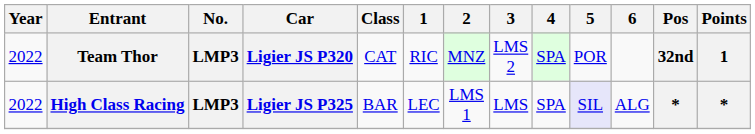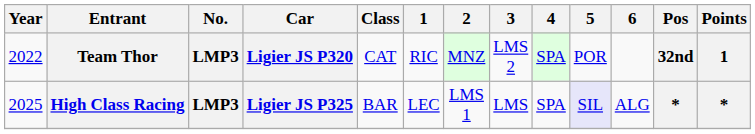(26, 105) 2022 -> (26, 105) 2025
